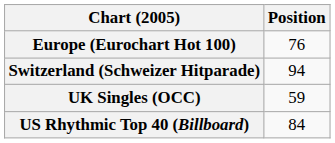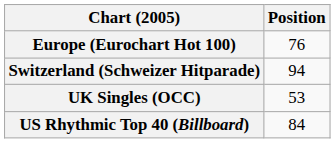(297, 97) 59 -> (297, 97) 53
